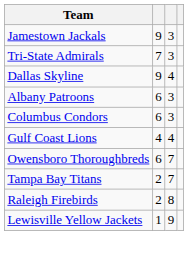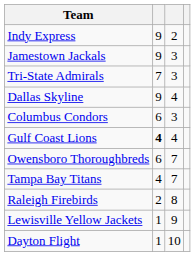+ row: (41, 35)
- row: (51, 96)
(159, 138) normal -> (159, 138) bold
(159, 179) 2 -> (159, 179) 4
+ row: (44, 240)
